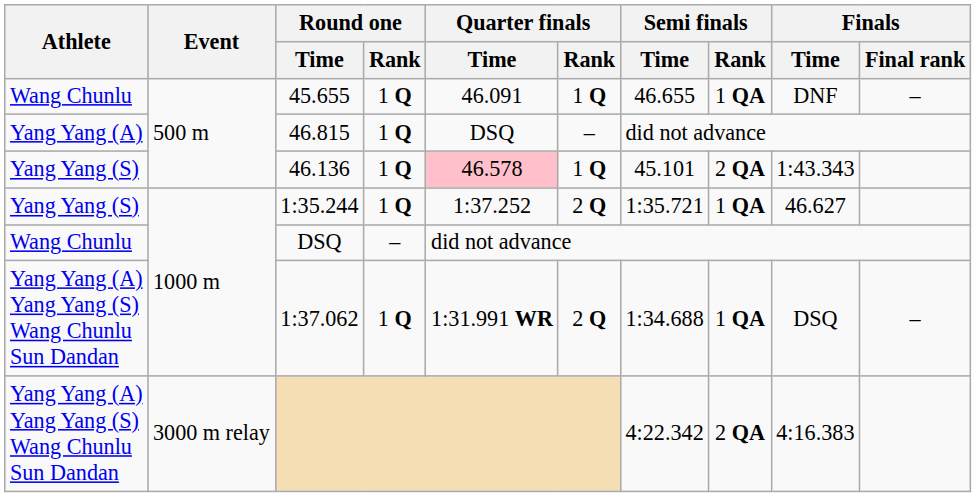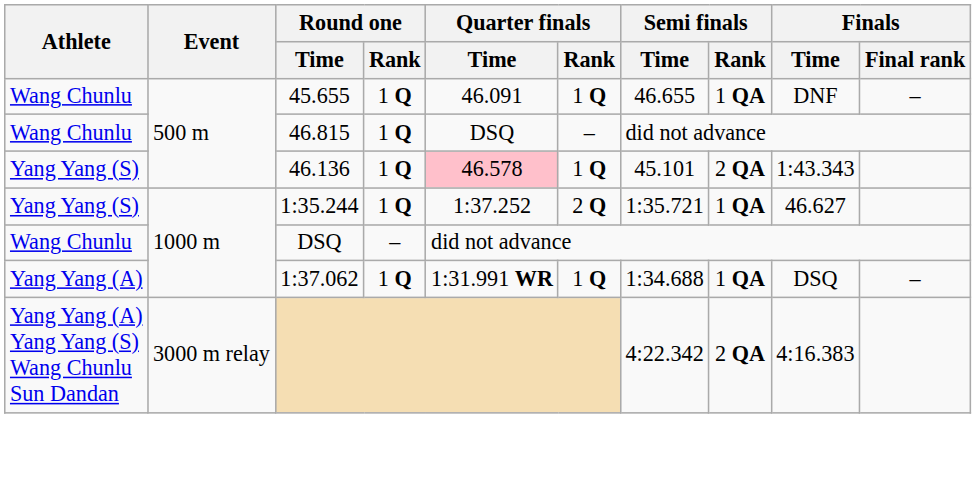(76, 132) Yang Yang (A) -> (71, 132) Wang Chunlu
(76, 318) Yang Yang (A) Yang Yang (S) Wang Chunlu Sun Dandan -> (76, 279) Yang Yang (A)
(589, 318) 2 Q -> (589, 279) 1 Q
